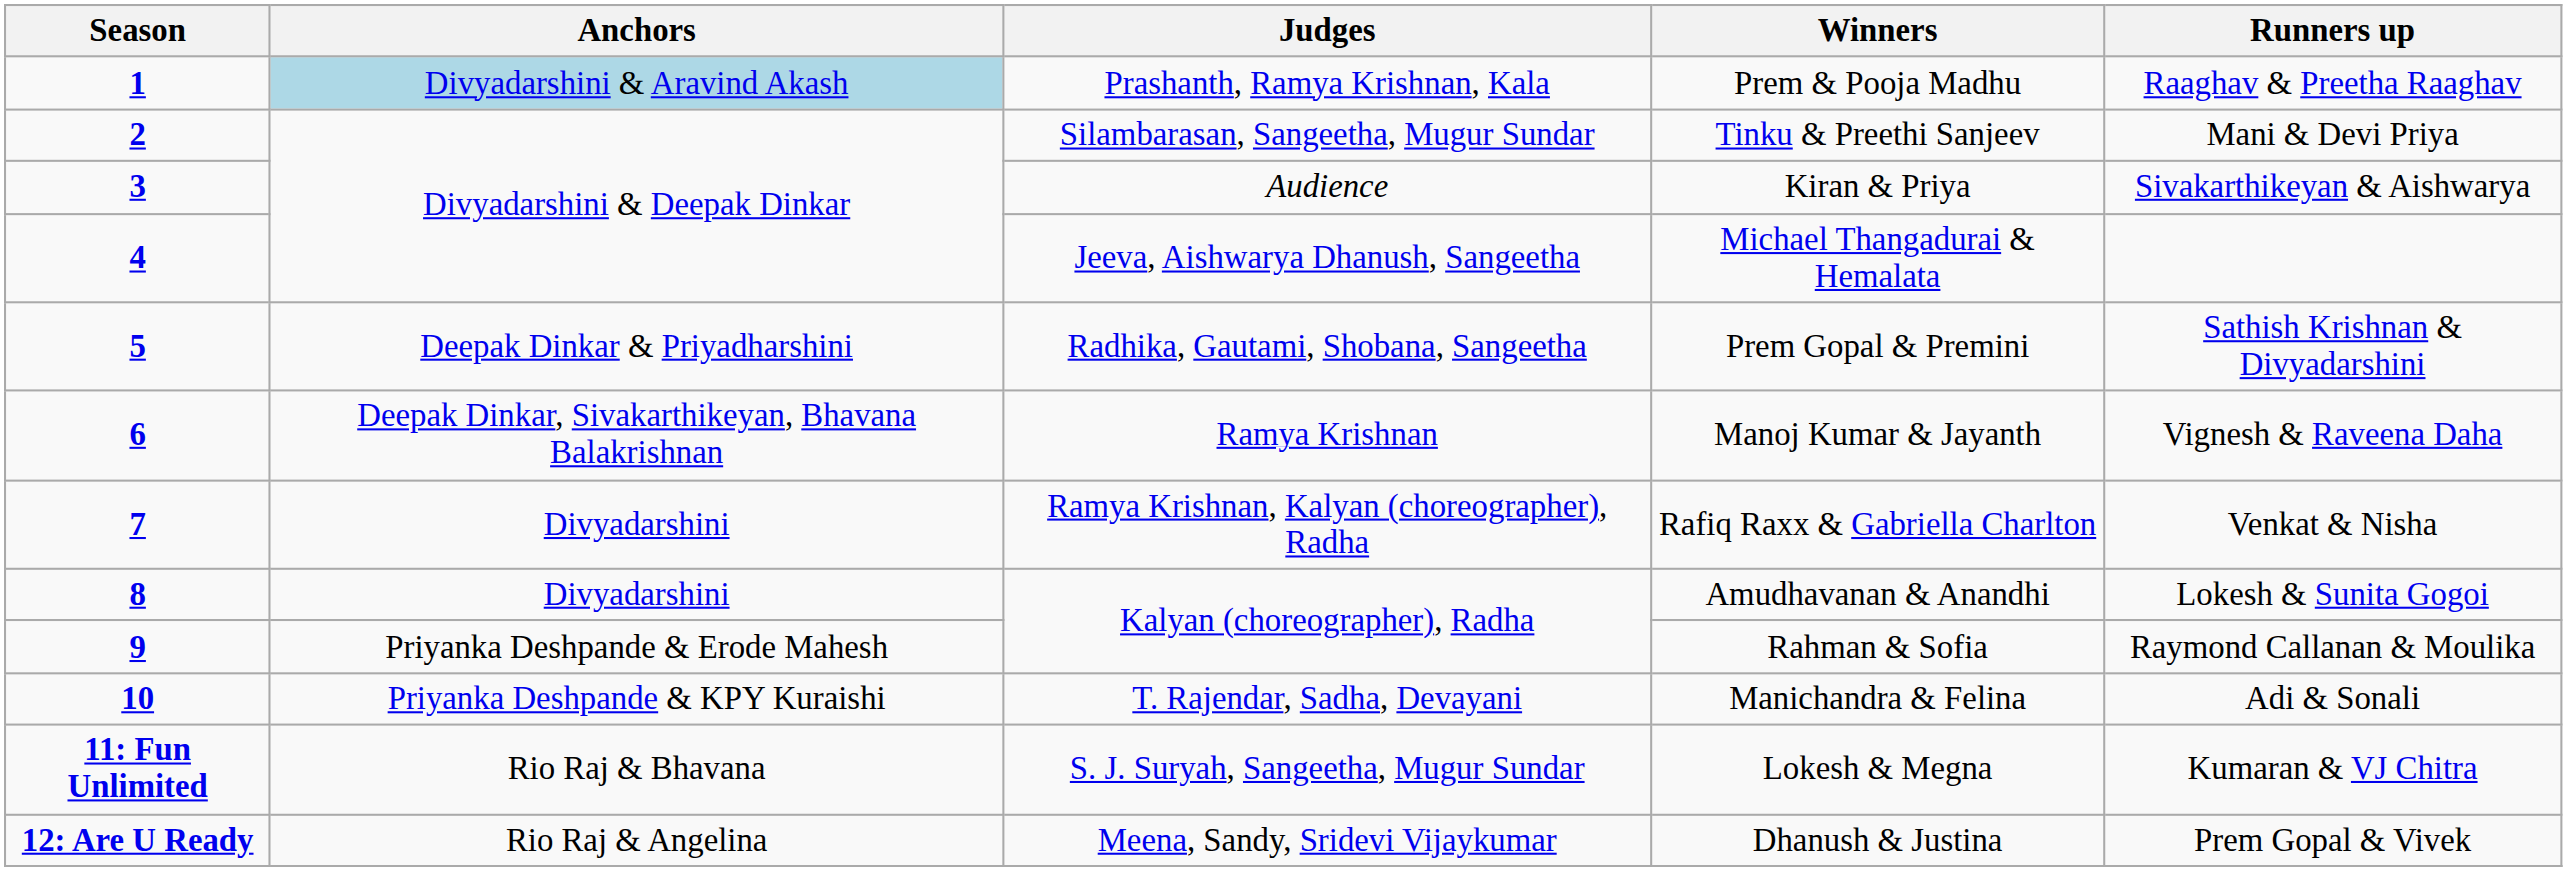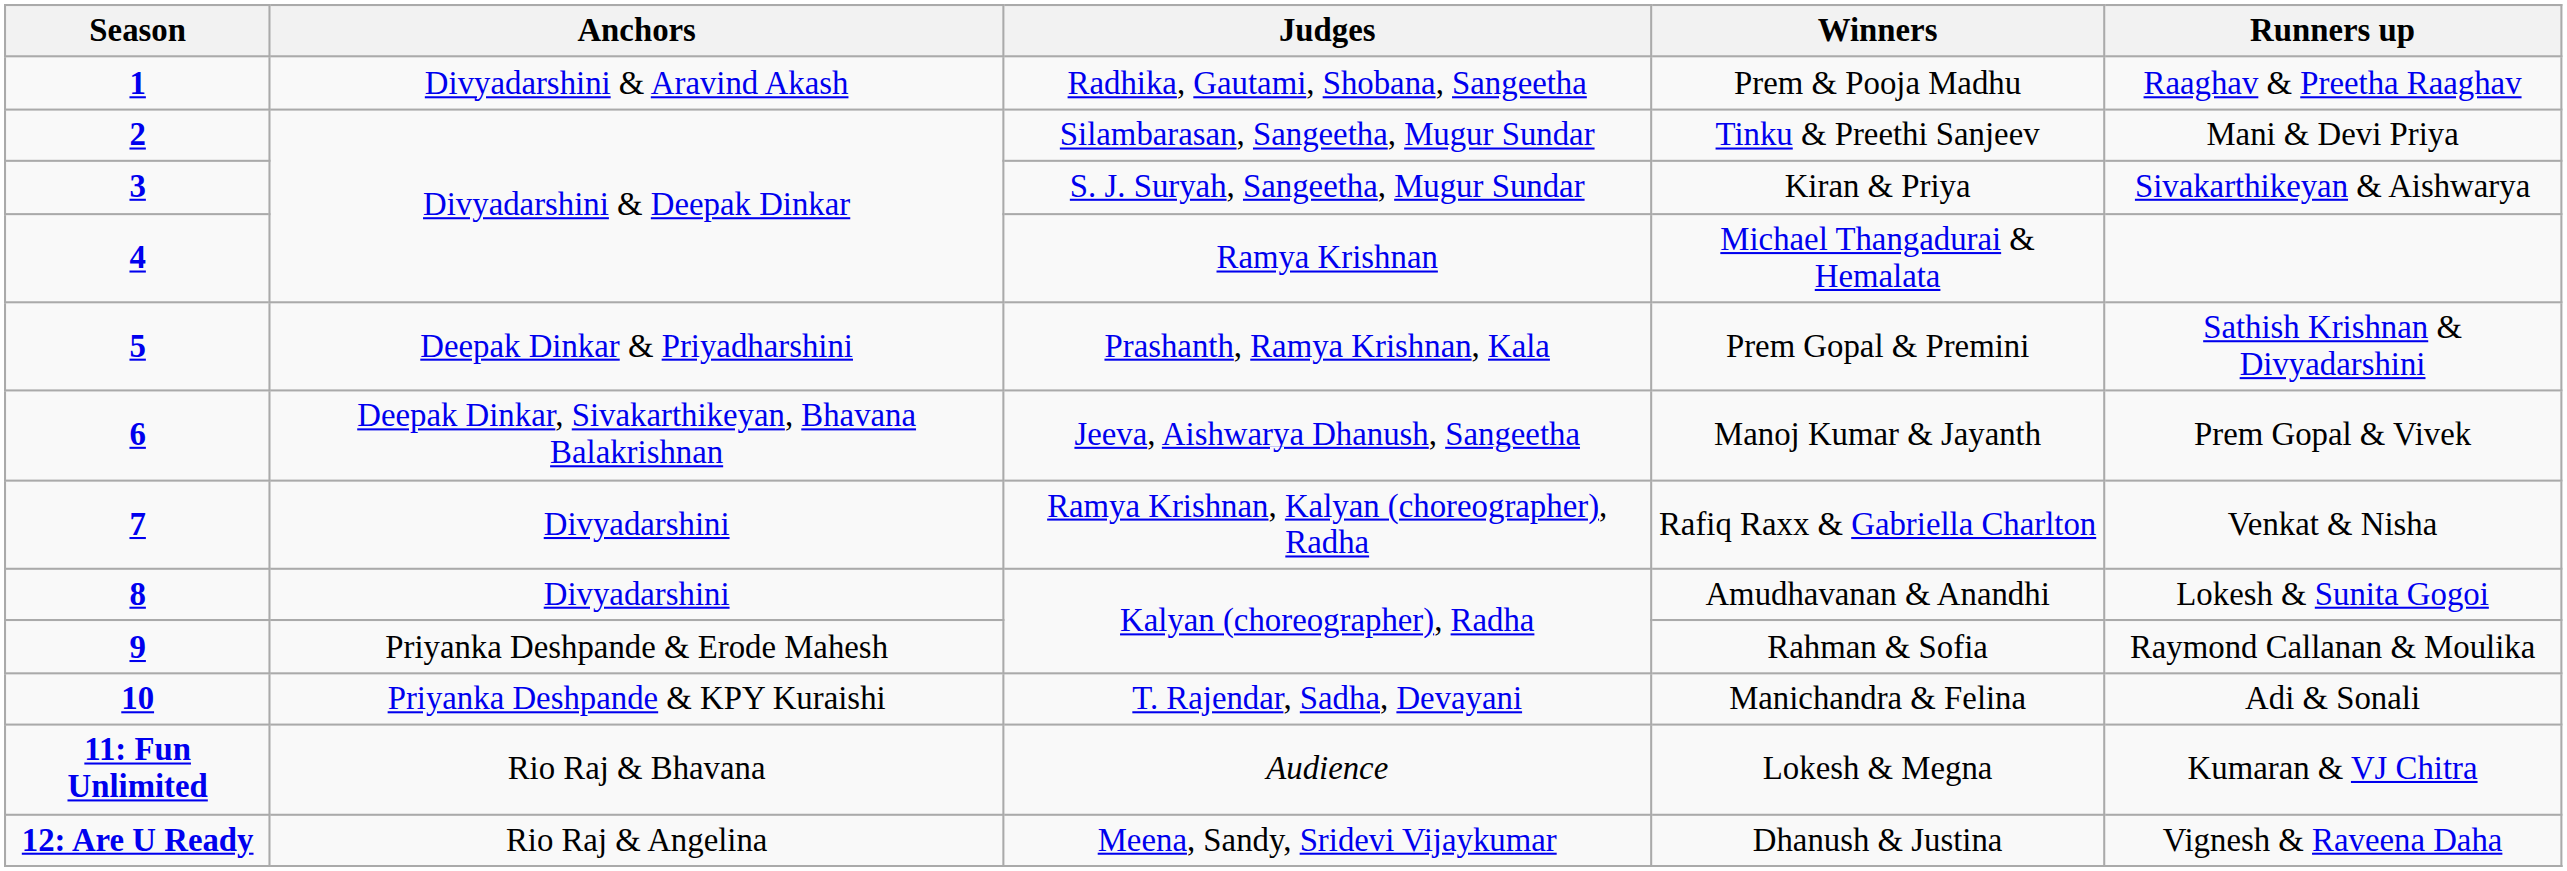(637, 82) lightblue background -> (637, 82) no background
(1327, 82) Prashanth, Ramya Krishnan, Kala -> (1327, 82) Radhika, Gautami, Shobana, Sangeetha
(1327, 186) Audience -> (1327, 186) S. J. Suryah, Sangeetha, Mugur Sundar
(1327, 257) Jeeva, Aishwarya Dhanush, Sangeetha -> (1327, 257) Ramya Krishnan
(1327, 345) Radhika, Gautami, Shobana, Sangeetha -> (1327, 345) Prashanth, Ramya Krishnan, Kala
(1327, 434) Ramya Krishnan -> (1327, 434) Jeeva, Aishwarya Dhanush, Sangeetha
(2333, 434) Vignesh & Raveena Daha -> (2333, 434) Prem Gopal & Vivek
(1327, 768) S. J. Suryah, Sangeetha, Mugur Sundar -> (1327, 768) Audience
(2333, 839) Prem Gopal & Vivek -> (2333, 839) Vignesh & Raveena Daha
